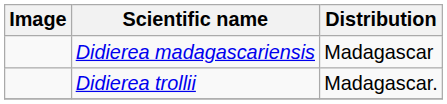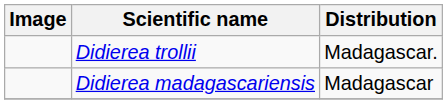rows swapped: (195, 51) <-> (136, 83)
